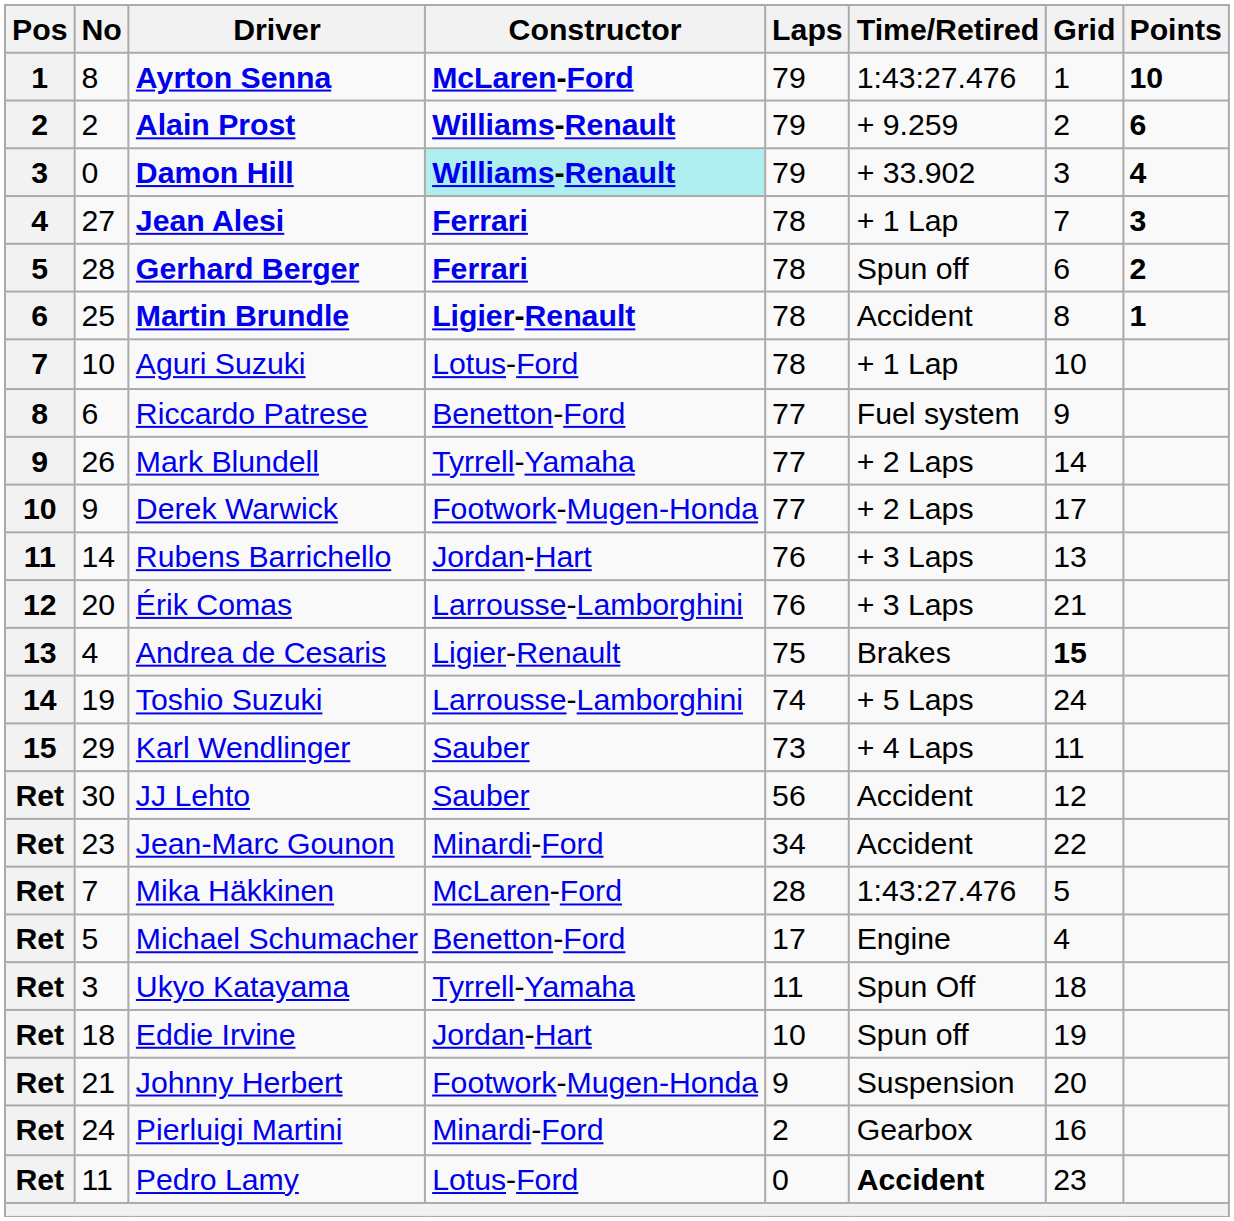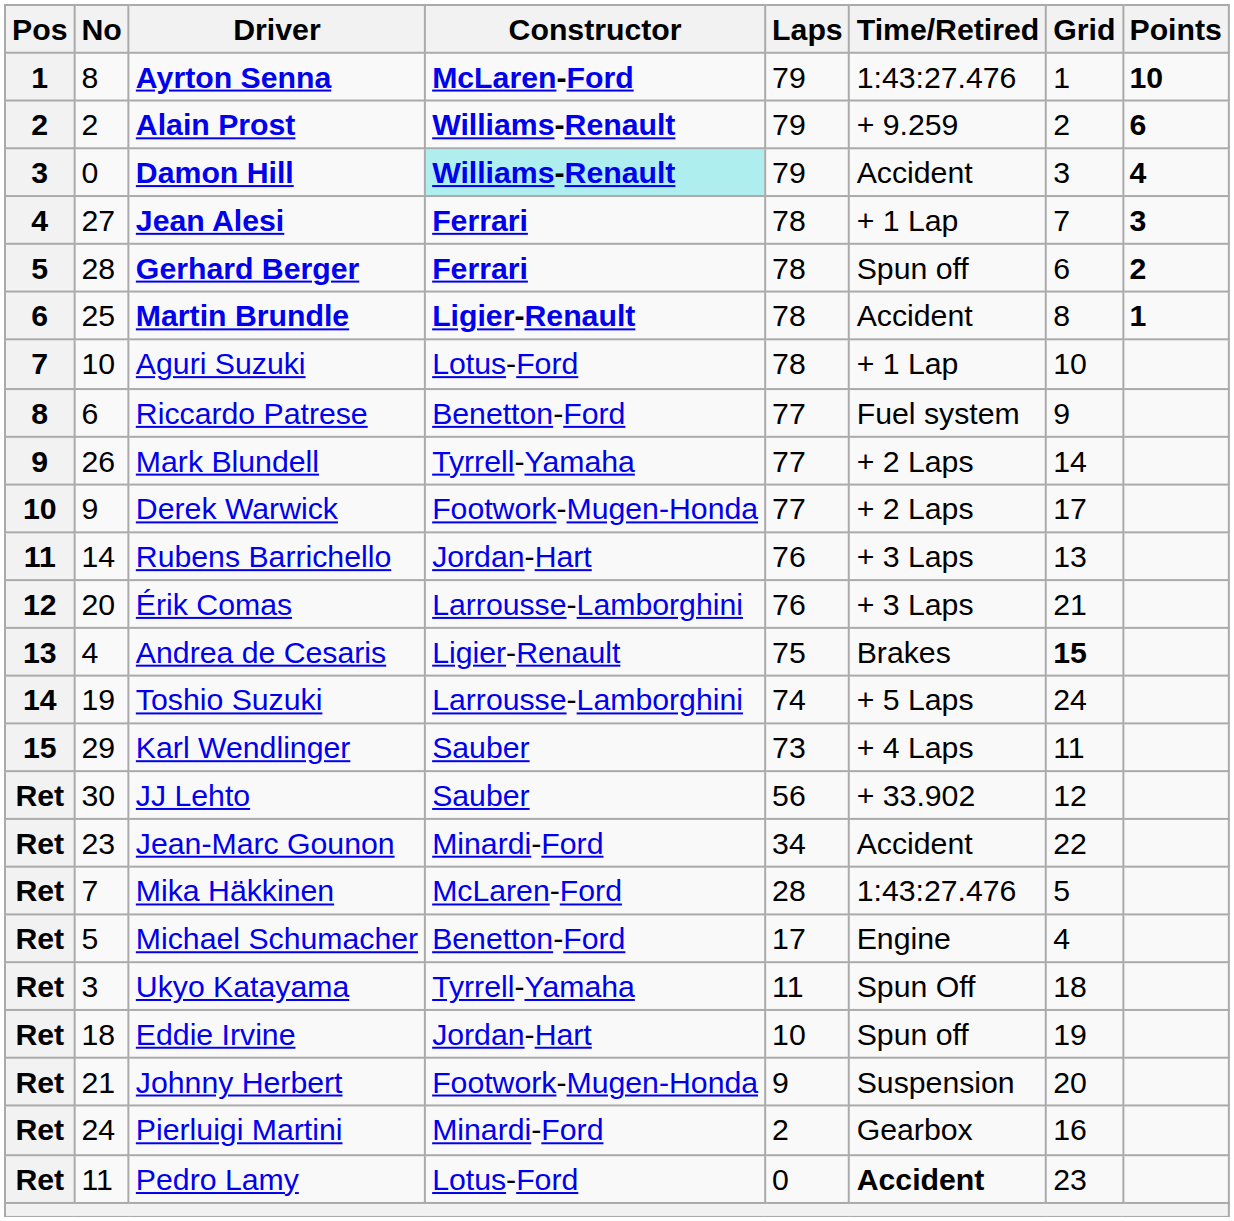(916, 173) + 33.902 -> (915, 173) Accident
(915, 795) Accident -> (916, 795) + 33.902
